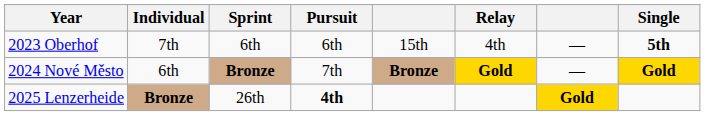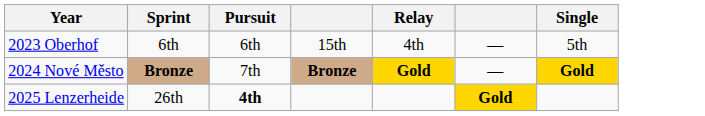- column: (169, 17)
(659, 44) bold -> (577, 44) normal
